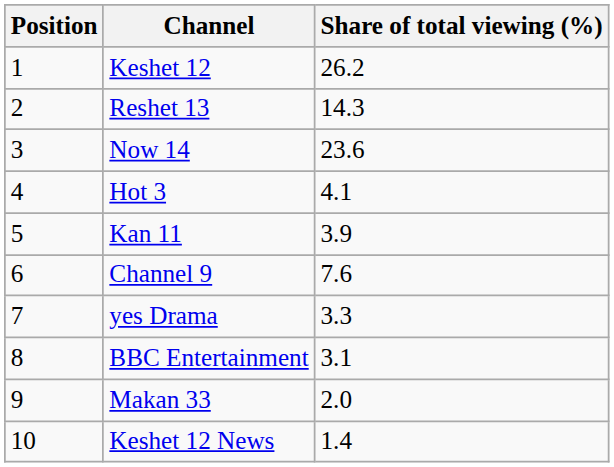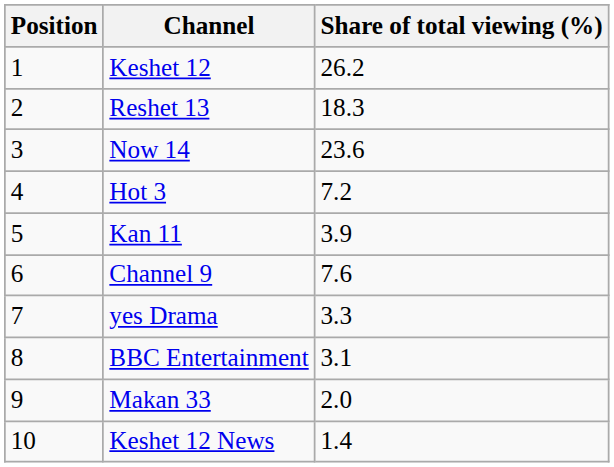(343, 108) 14.3 -> (343, 108) 18.3
(336, 191) 4.1 -> (336, 191) 7.2
